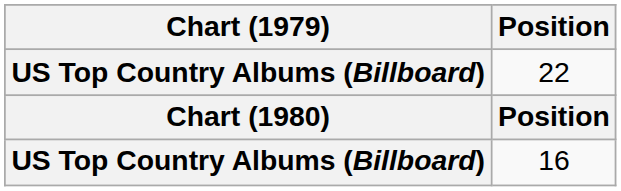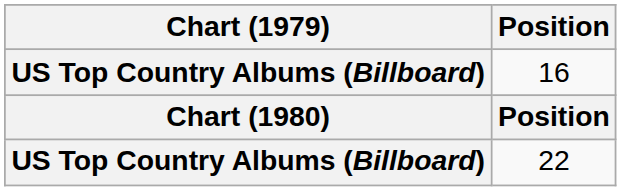rows swapped: (554, 71) <-> (554, 161)
